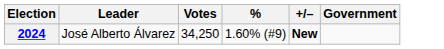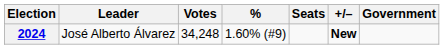+ column: (308, 14)
(200, 34) 34,250 -> (200, 34) 34,248
